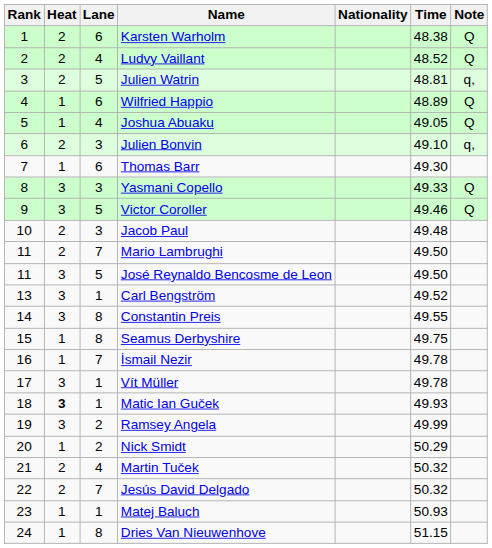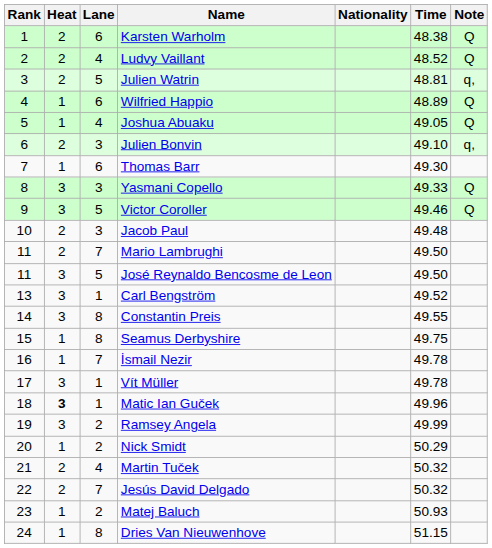(431, 403) 49.93 -> (431, 403) 49.96
(99, 511) 1 -> (99, 511) 2
